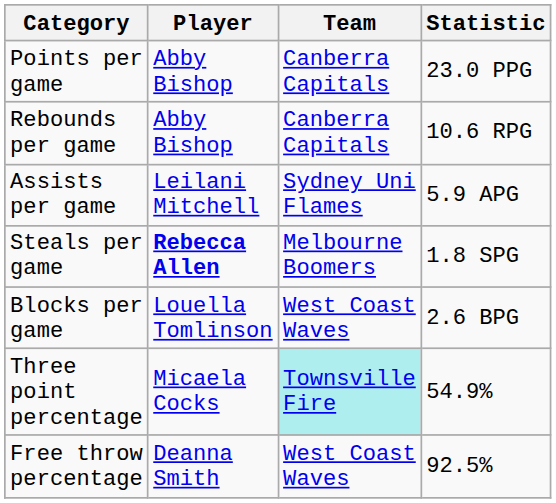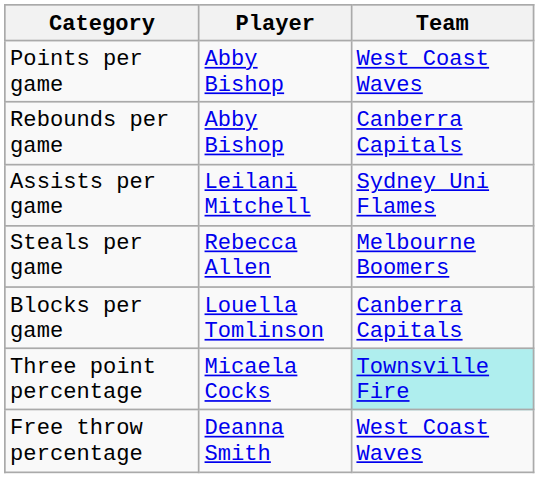- column: (486, 23)
(336, 72) Canberra Capitals -> (423, 72) West Coast Waves
(200, 256) bold -> (251, 256) normal
(349, 318) West Coast Waves -> (410, 318) Canberra Capitals
